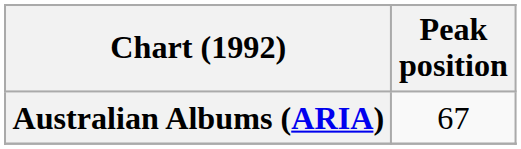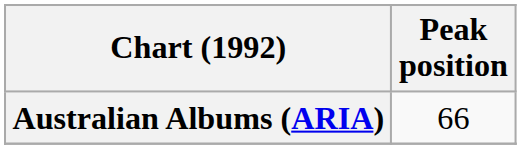(453, 117) 67 -> (453, 117) 66
